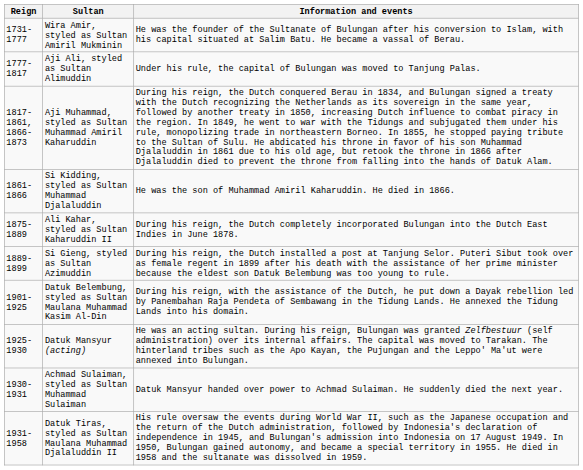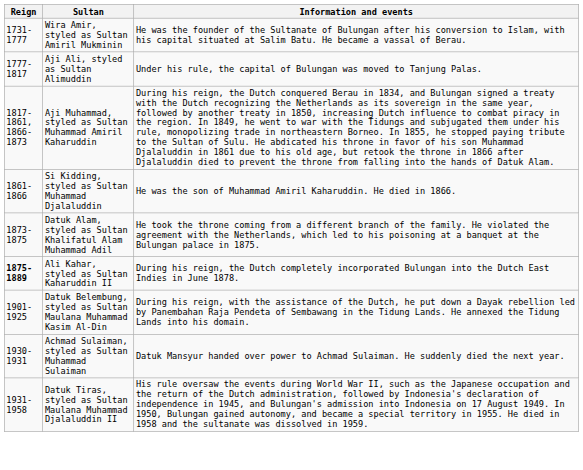+ row: (86, 235)
(19, 230) normal -> (19, 273) bold
- row: (86, 264)
- row: (78, 346)
